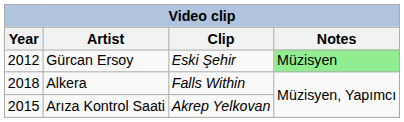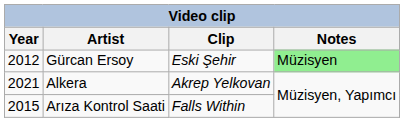(24, 84) 2018 -> (24, 84) 2021
(208, 84) Falls Within -> (221, 84) Akrep Yelkovan
(221, 106) Akrep Yelkovan -> (208, 106) Falls Within
